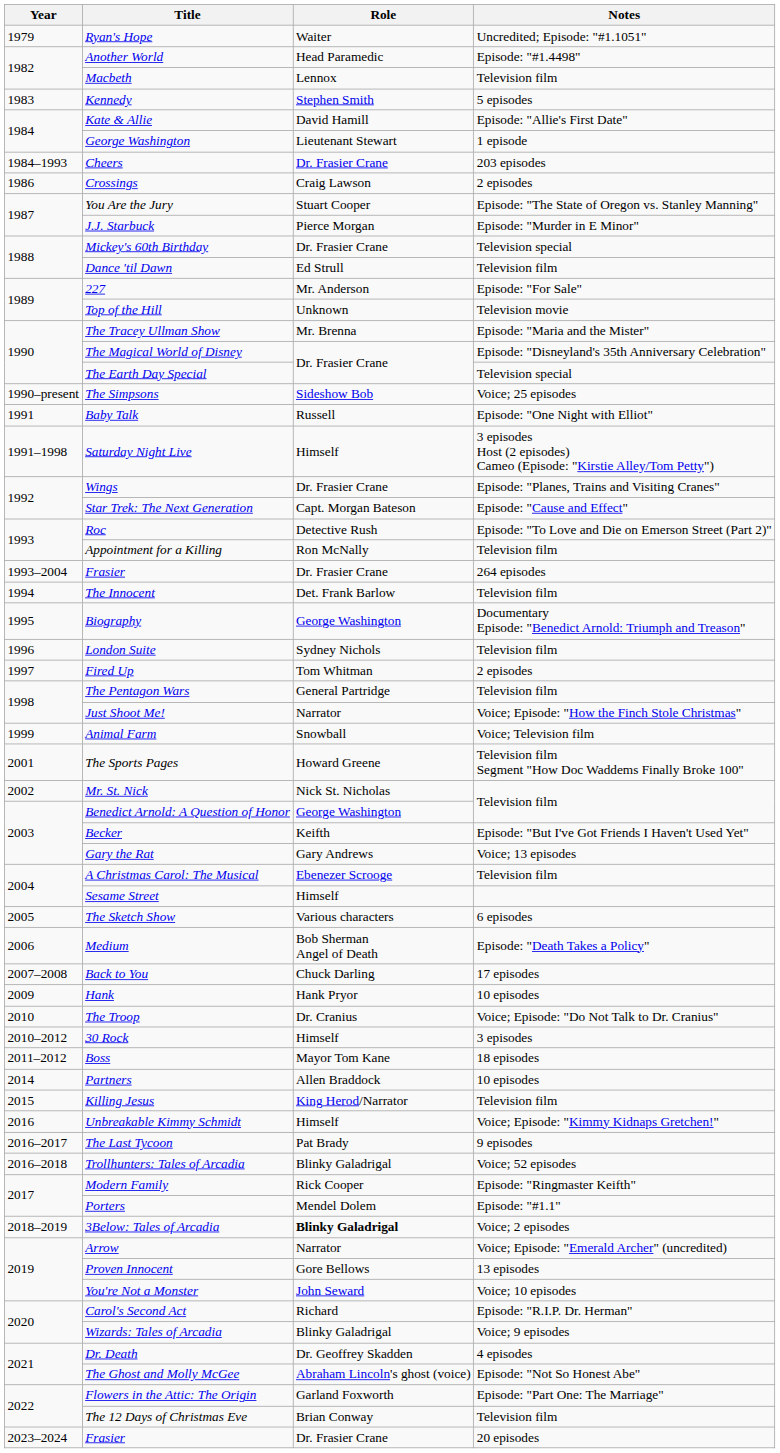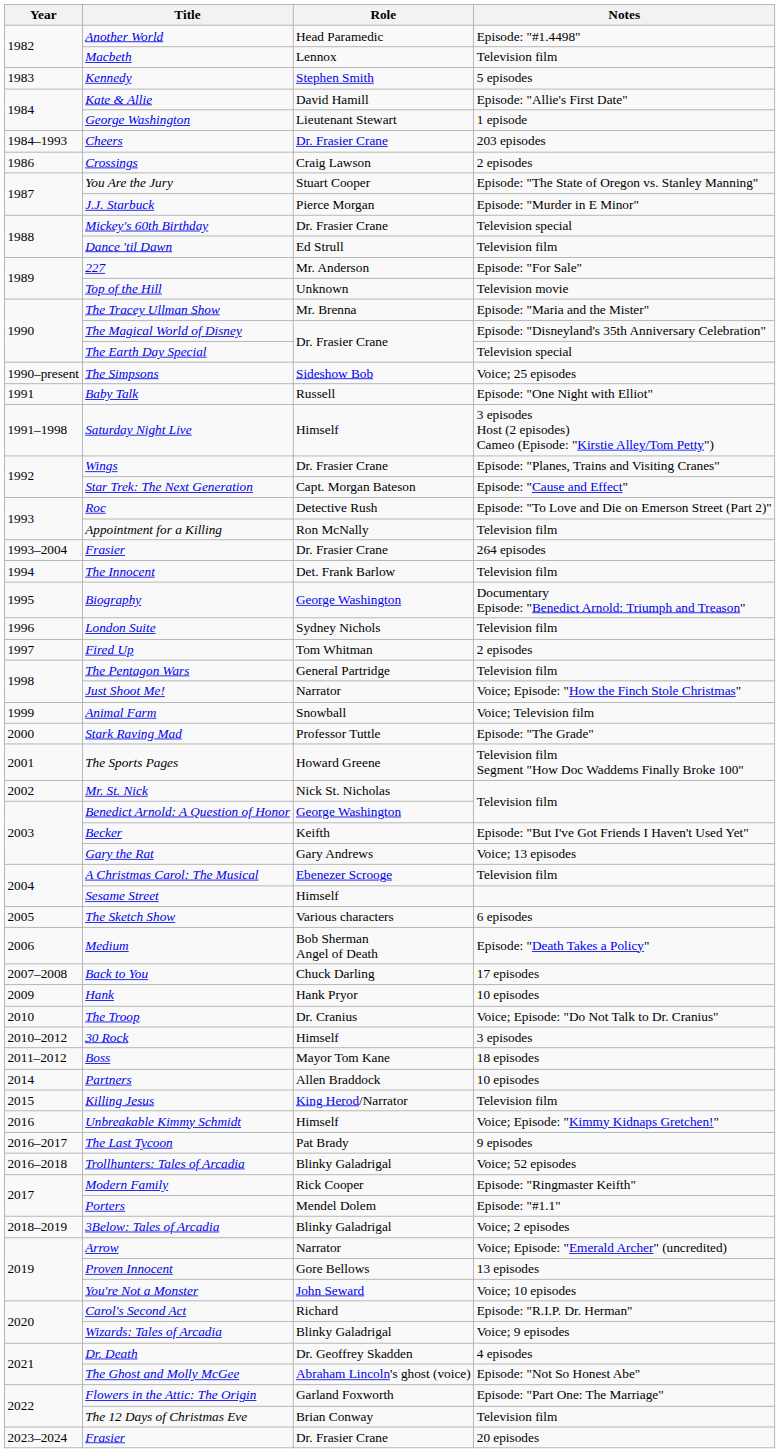- row: (119, 36)
+ row: (133, 733)
(347, 1227) bold -> (344, 1227) normal
